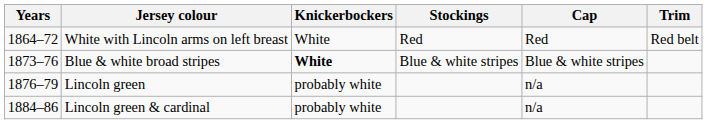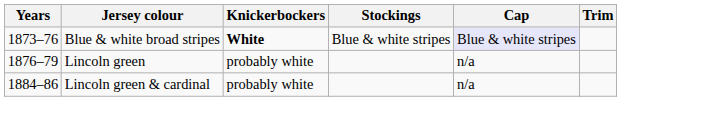- row: (176, 38)
(584, 61) no background -> (516, 38) lavender background
